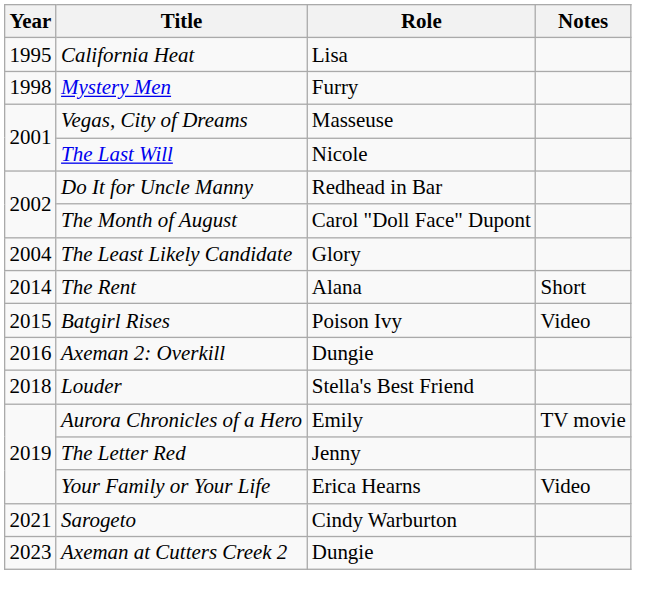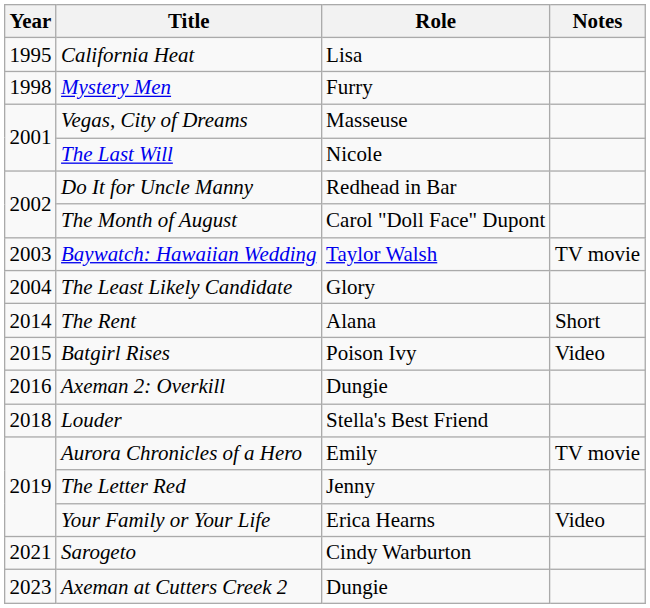+ row: (189, 253)
